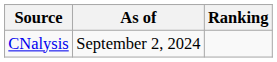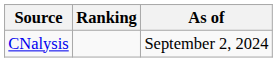columns swapped: (238, 17) <-> (138, 17)
